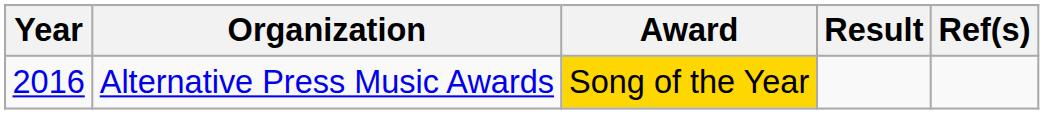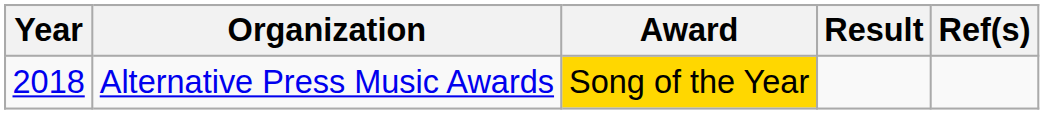(49, 81) 2016 -> (49, 81) 2018
